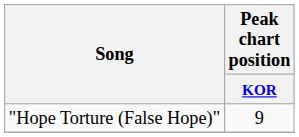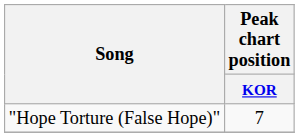(259, 117) 9 -> (259, 117) 7
